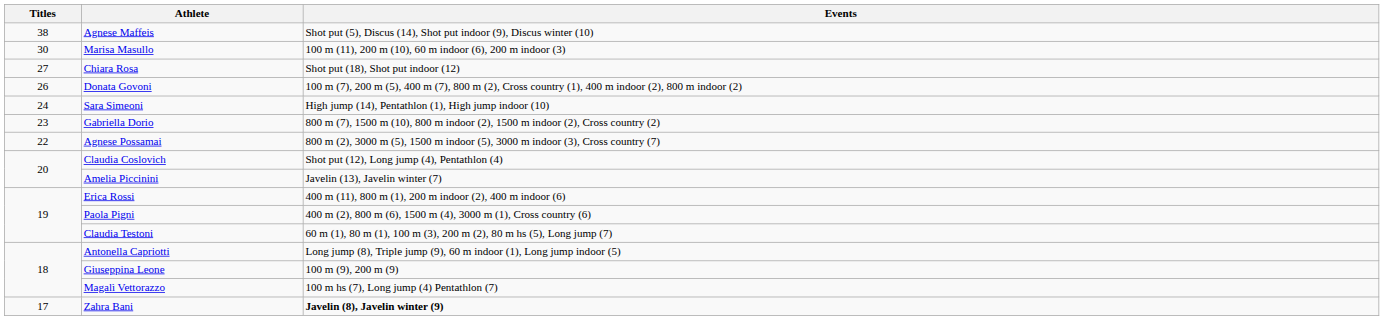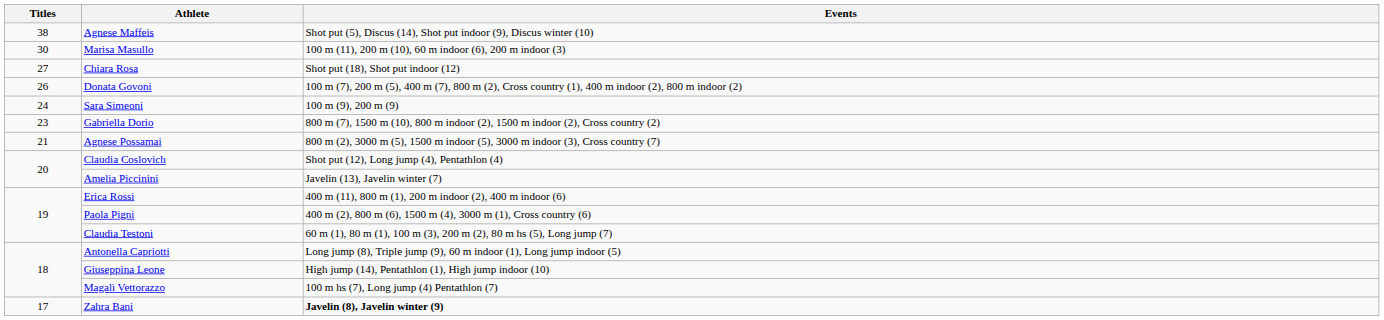(427, 105) High jump (14), Pentathlon (1), High jump indoor (10) -> (352, 105) 100 m (9), 200 m (9)
(43, 142) 22 -> (43, 142) 21
(352, 270) 100 m (9), 200 m (9) -> (427, 270) High jump (14), Pentathlon (1), High jump indoor (10)
